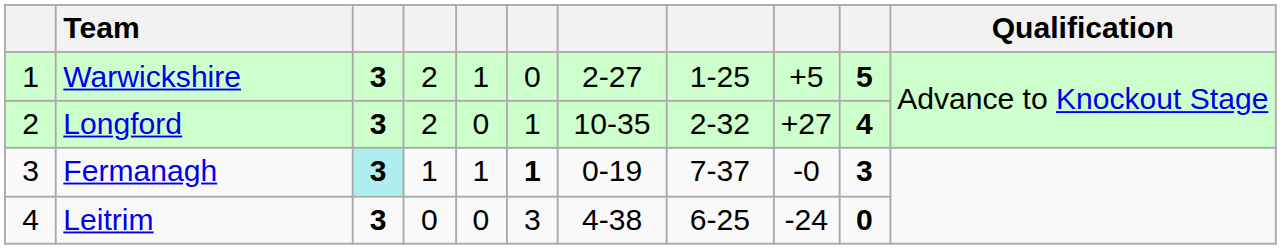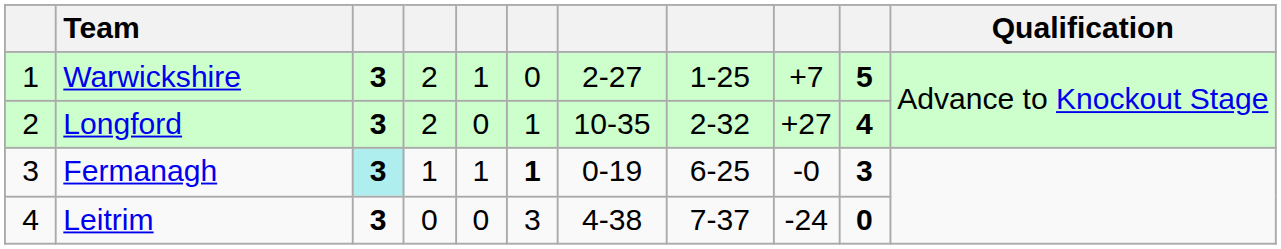(806, 76) +5 -> (806, 76) +7
(720, 171) 7-37 -> (720, 171) 6-25
(720, 219) 6-25 -> (720, 219) 7-37
